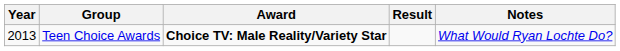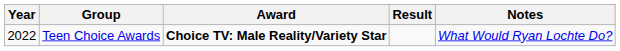(22, 35) 2013 -> (22, 35) 2022
